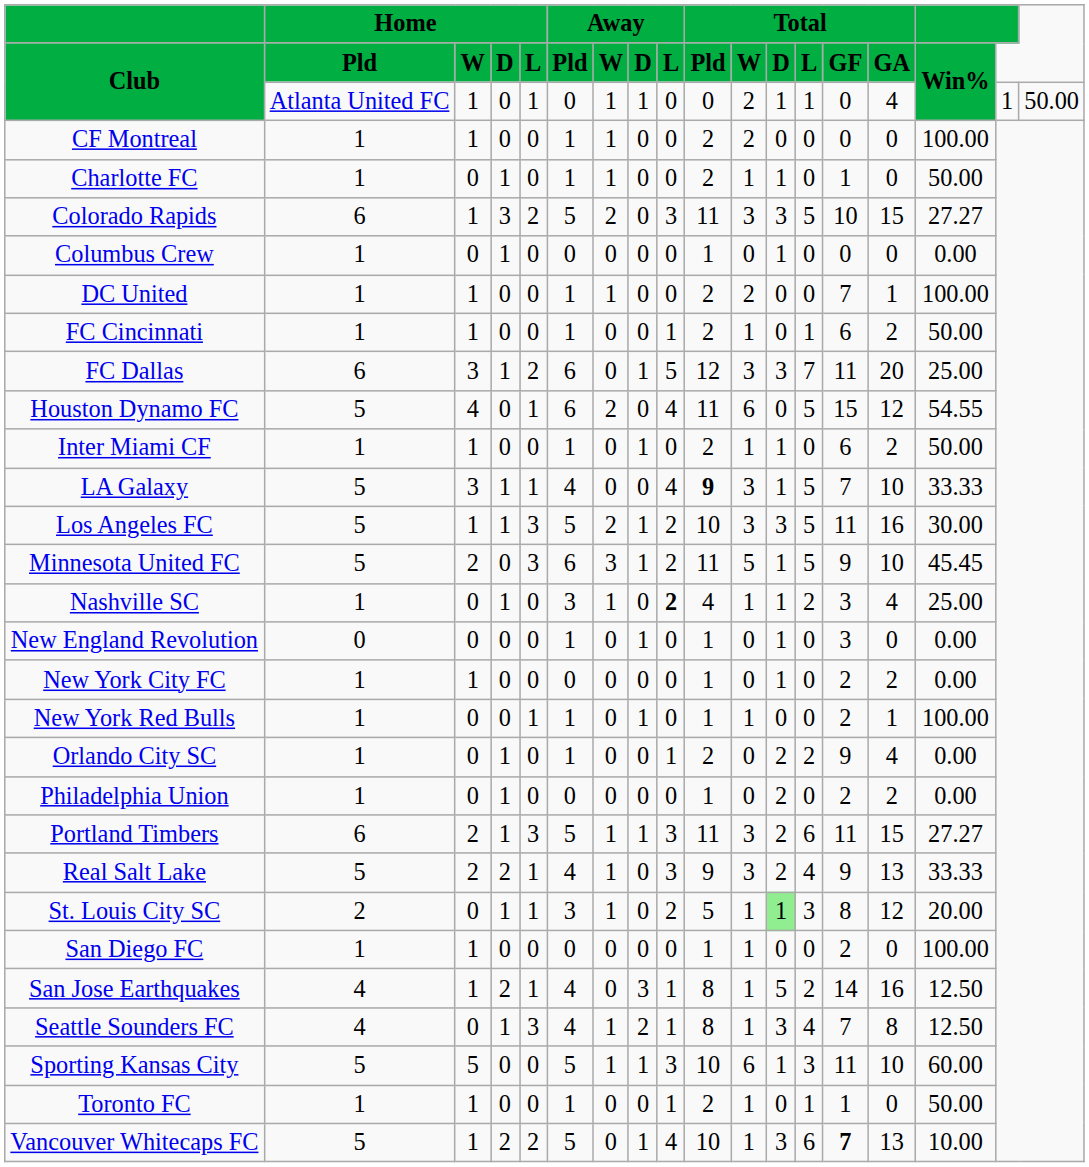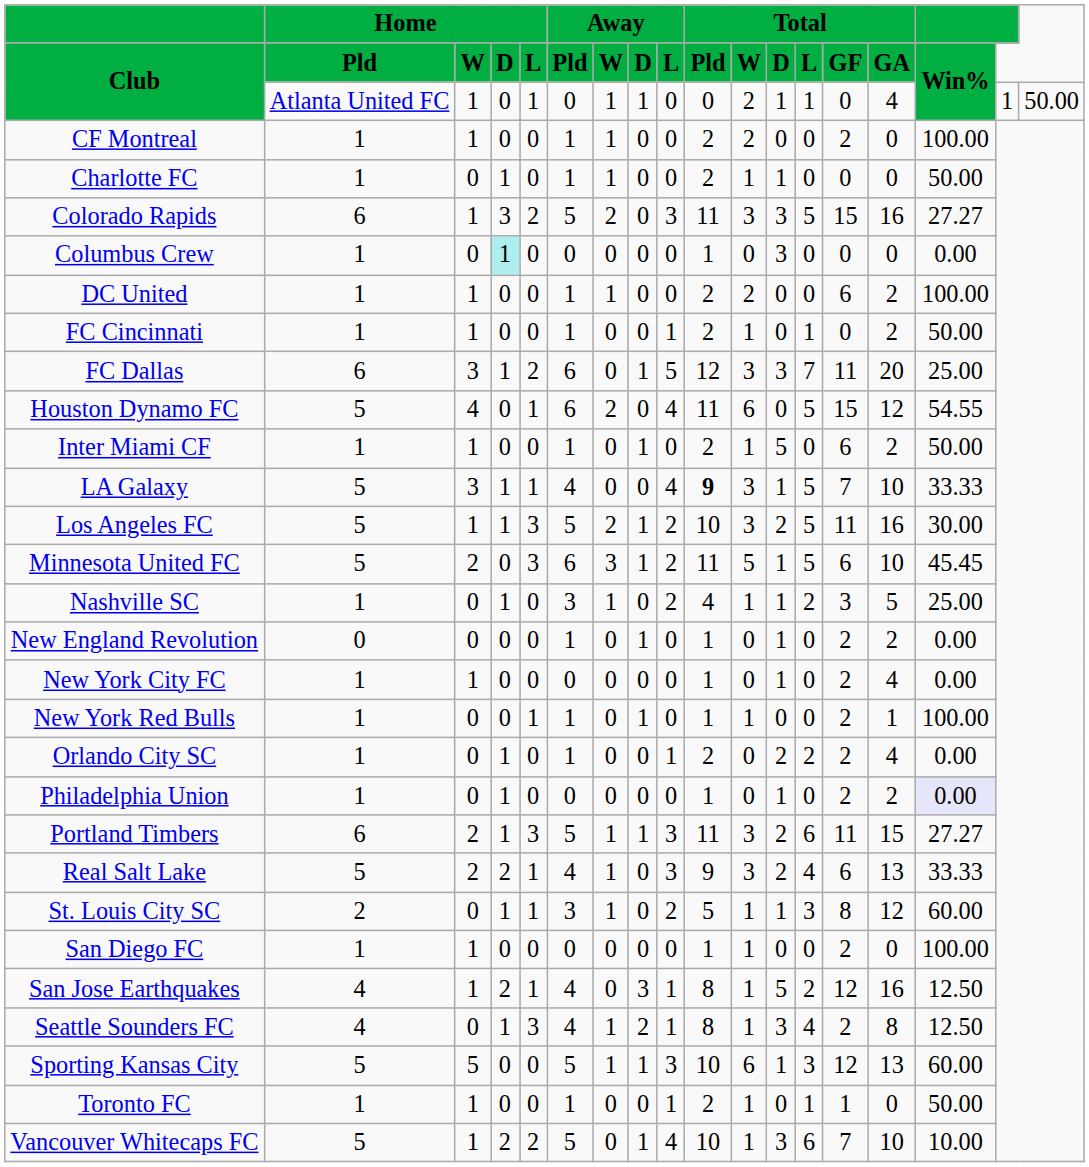(845, 139) 0 -> (845, 139) 2
(845, 178) 1 -> (845, 178) 0
(845, 216) 10 -> (845, 216) 15
(892, 216) 15 -> (892, 216) 16
(505, 255) no background -> (505, 255) paleturquoise background
(781, 255) 1 -> (781, 255) 3
(845, 293) 7 -> (845, 293) 6
(892, 293) 1 -> (892, 293) 2
(845, 332) 6 -> (845, 332) 0
(781, 448) 1 -> (781, 448) 5
(781, 525) 3 -> (781, 525) 2
(845, 563) 9 -> (845, 563) 6
(671, 602) bold -> (671, 602) normal
(892, 602) 4 -> (892, 602) 5
(845, 640) 3 -> (845, 640) 2
(892, 640) 0 -> (892, 640) 2
(892, 679) 2 -> (892, 679) 4
(845, 756) 9 -> (845, 756) 2
(781, 795) 2 -> (781, 795) 1
(955, 795) no background -> (955, 795) lavender background
(845, 872) 9 -> (845, 872) 6
(781, 910) lightgreen background -> (781, 910) no background
(955, 910) 20.00 -> (955, 910) 60.00
(845, 988) 14 -> (845, 988) 12
(845, 1026) 7 -> (845, 1026) 2
(845, 1065) 11 -> (845, 1065) 12
(892, 1065) 10 -> (892, 1065) 13
(845, 1142) bold -> (845, 1142) normal
(892, 1142) 13 -> (892, 1142) 10
